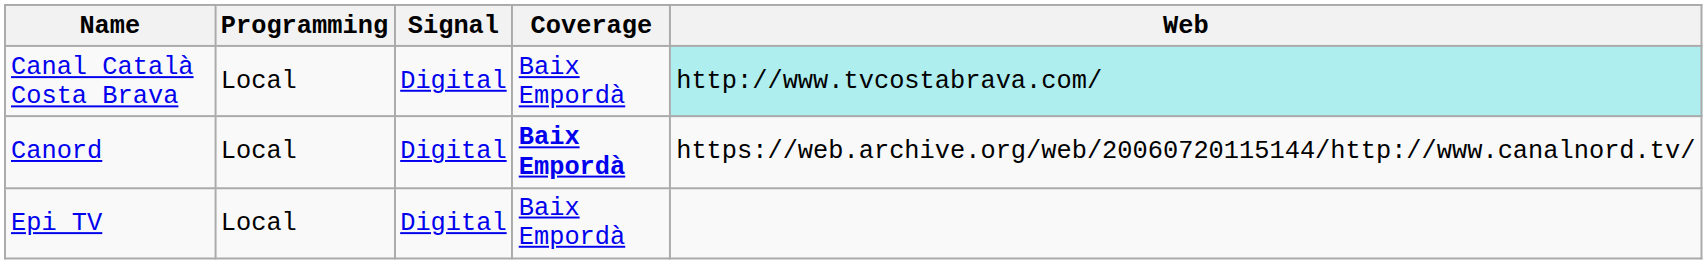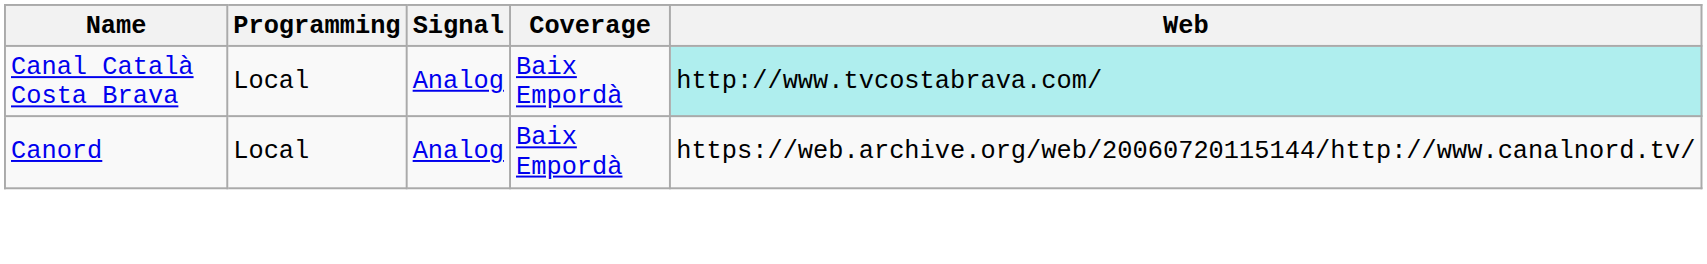(453, 82) Digital -> (458, 82) Analog
(453, 152) Digital -> (458, 152) Analog
(572, 152) bold -> (569, 152) normal
- row: (57, 223)
